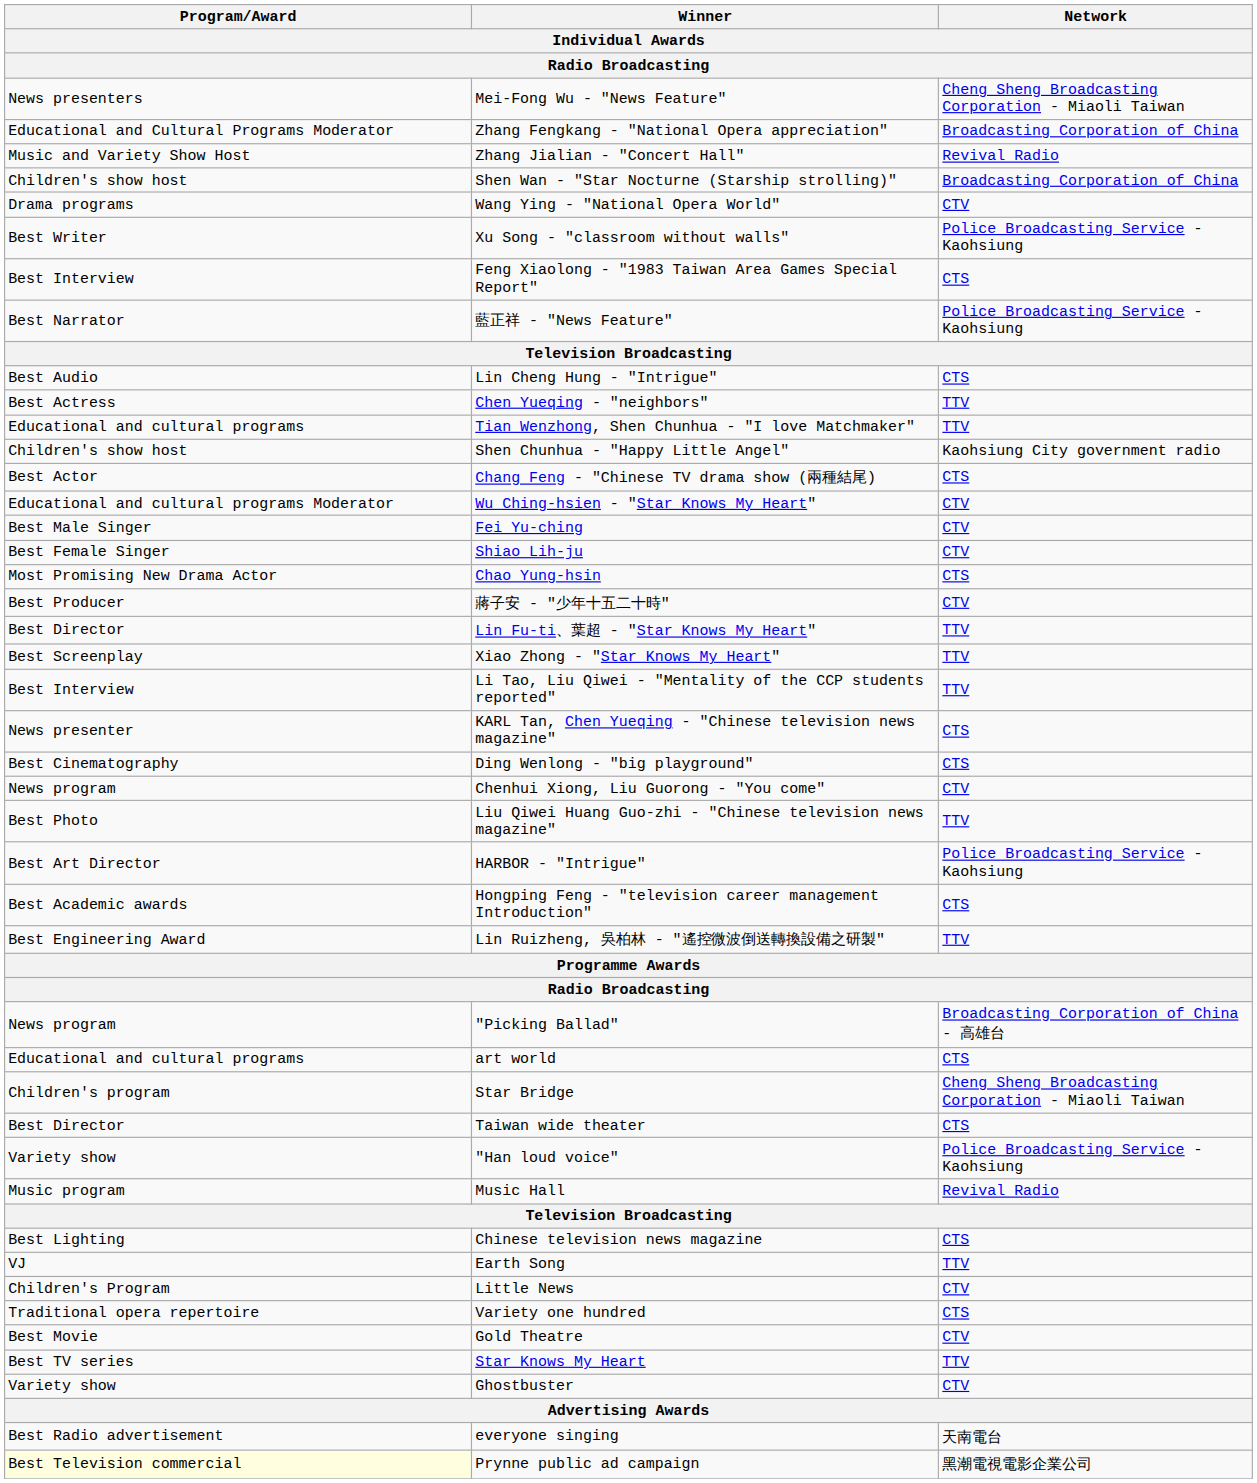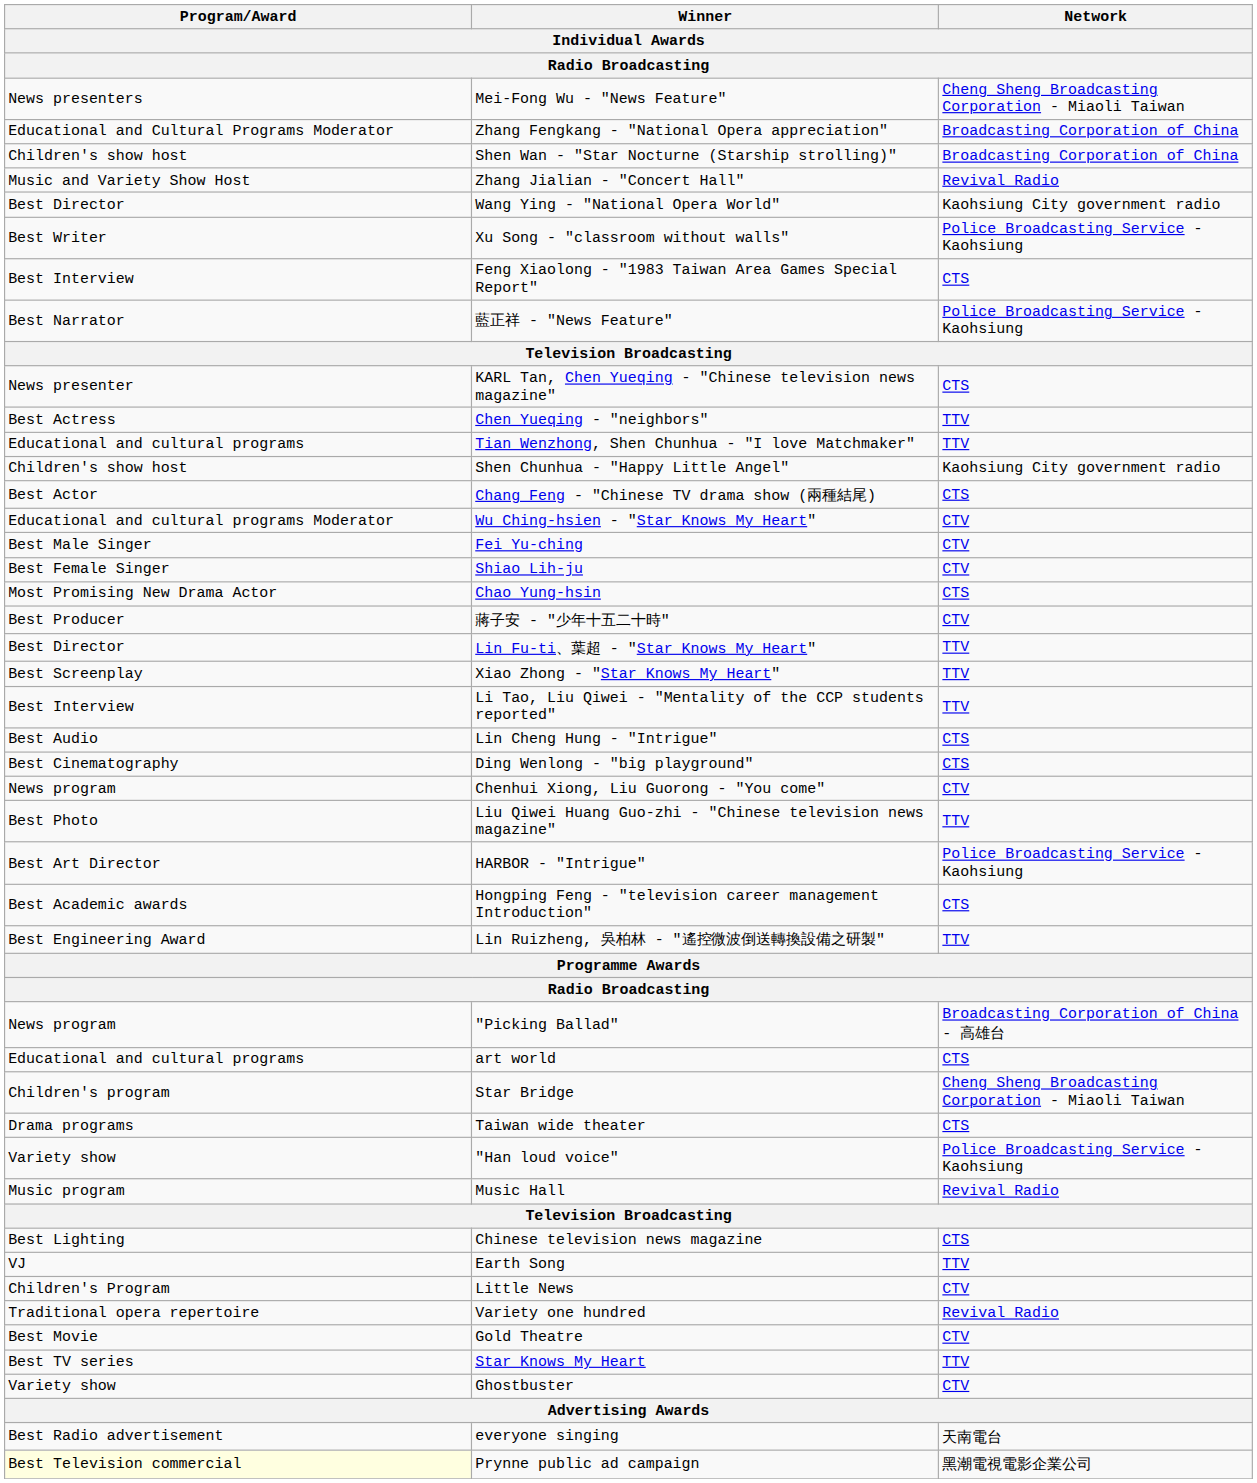rows swapped: (686, 180) <-> (610, 156)
(71, 205) Drama programs -> (66, 205) Best Director
(956, 205) CTV -> (1081, 205) Kaohsiung City government radio
rows swapped: (695, 731) <-> (596, 378)
(66, 1125) Best Director -> (71, 1125) Drama programs
(956, 1313) CTS -> (1001, 1313) Revival Radio
